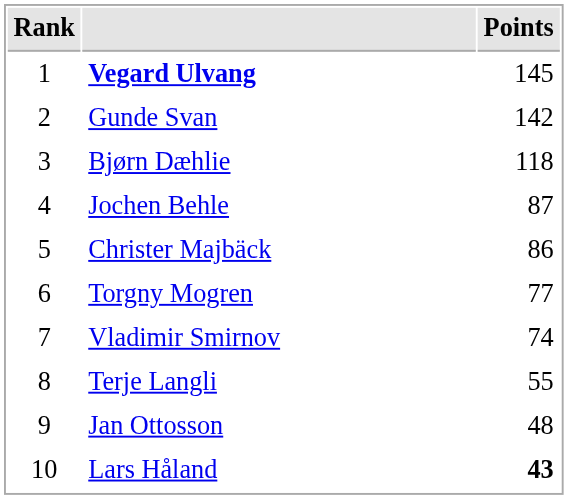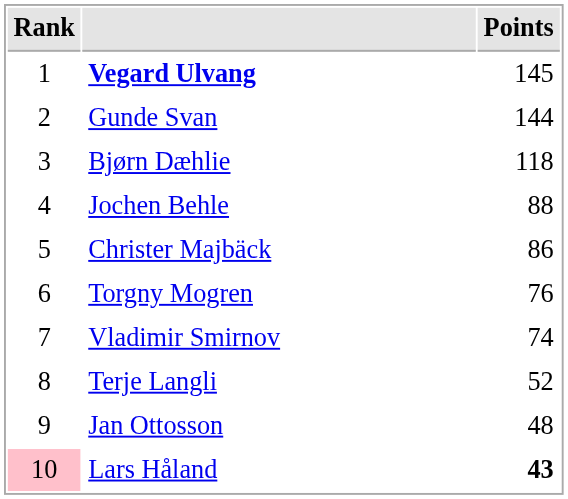(534, 118) 142 -> (534, 118) 144
(541, 206) 87 -> (541, 206) 88
(541, 293) 77 -> (541, 293) 76
(541, 381) 55 -> (541, 381) 52
(44, 469) no background -> (44, 469) pink background
